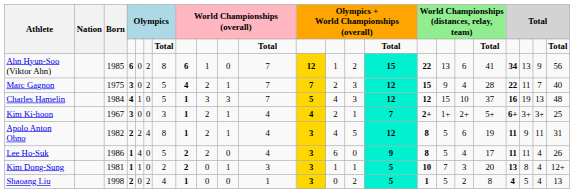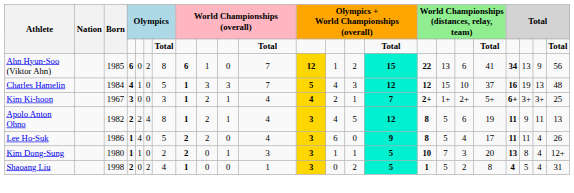- row: (30, 85)
(558, 133) 31 -> (558, 118) 13
(115, 167) 1981 -> (115, 152) 1980
(558, 181) 13 -> (558, 167) 31
